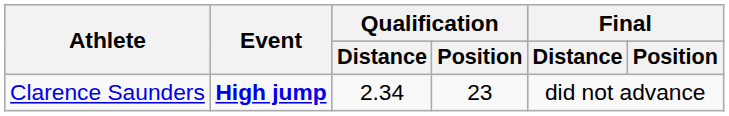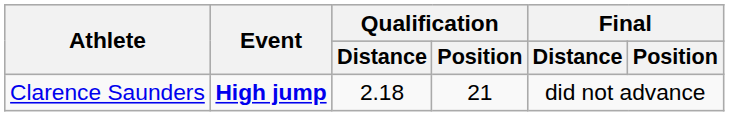(382, 93) 2.34 -> (382, 93) 2.18
(480, 93) 23 -> (480, 93) 21
